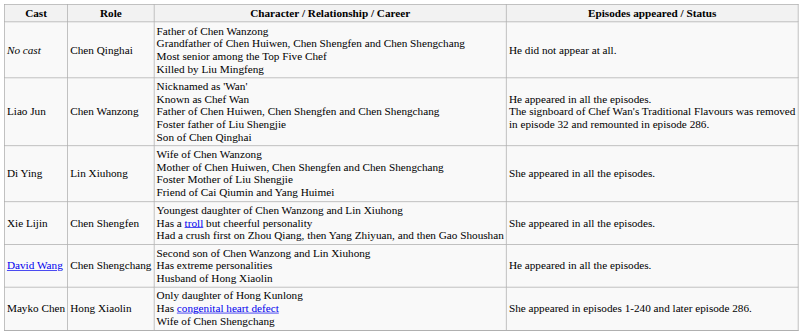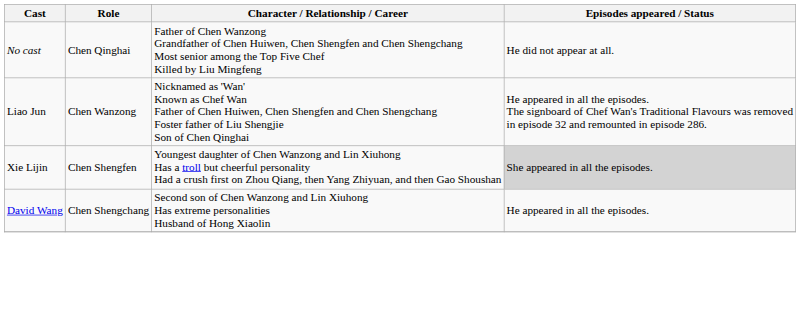- row: (25, 173)
(582, 223) no background -> (580, 167) lightgrey background
- row: (36, 308)
